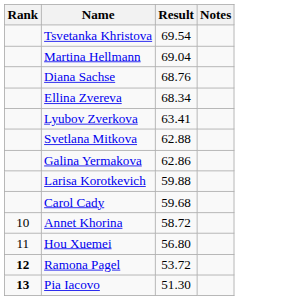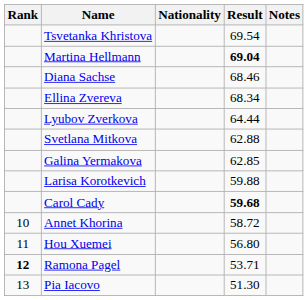+ column: (190, 14)
(176, 56) normal -> (245, 56) bold
(176, 77) 68.76 -> (245, 77) 68.46
(176, 118) 63.41 -> (245, 118) 64.44
(176, 160) 62.86 -> (245, 160) 62.85
(176, 202) normal -> (245, 202) bold
(176, 264) 53.72 -> (245, 264) 53.71
(23, 285) bold -> (23, 285) normal
